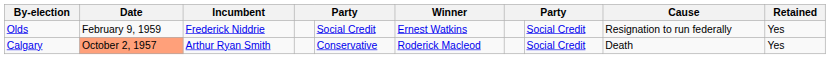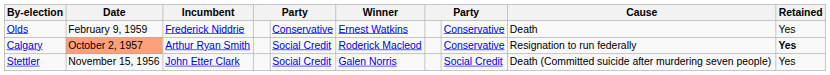(346, 29) Social Credit -> (303, 29) Conservative
(556, 29) Social Credit -> (474, 29) Conservative
(668, 29) Resignation to run federally -> (524, 29) Death
(347, 45) Conservative -> (302, 45) Social Credit
(556, 45) Social Credit -> (474, 45) Conservative
(619, 45) Death -> (573, 45) Resignation to run federally
(776, 45) normal -> (787, 45) bold
+ row: (23, 62)
